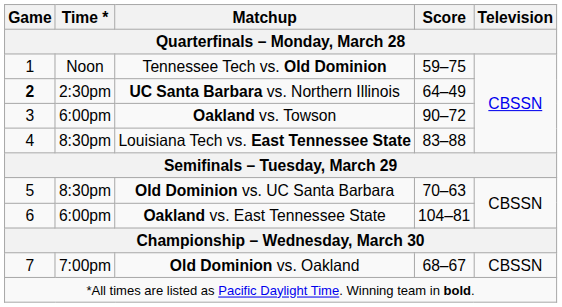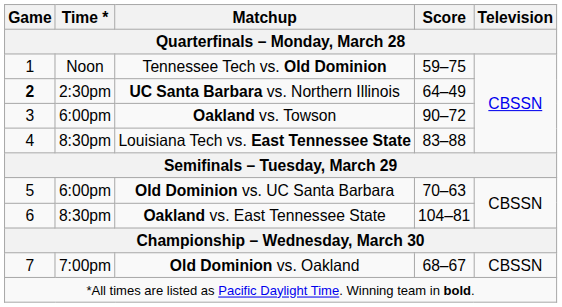(85, 191) 8:30pm -> (85, 191) 6:00pm
(85, 215) 6:00pm -> (85, 215) 8:30pm
